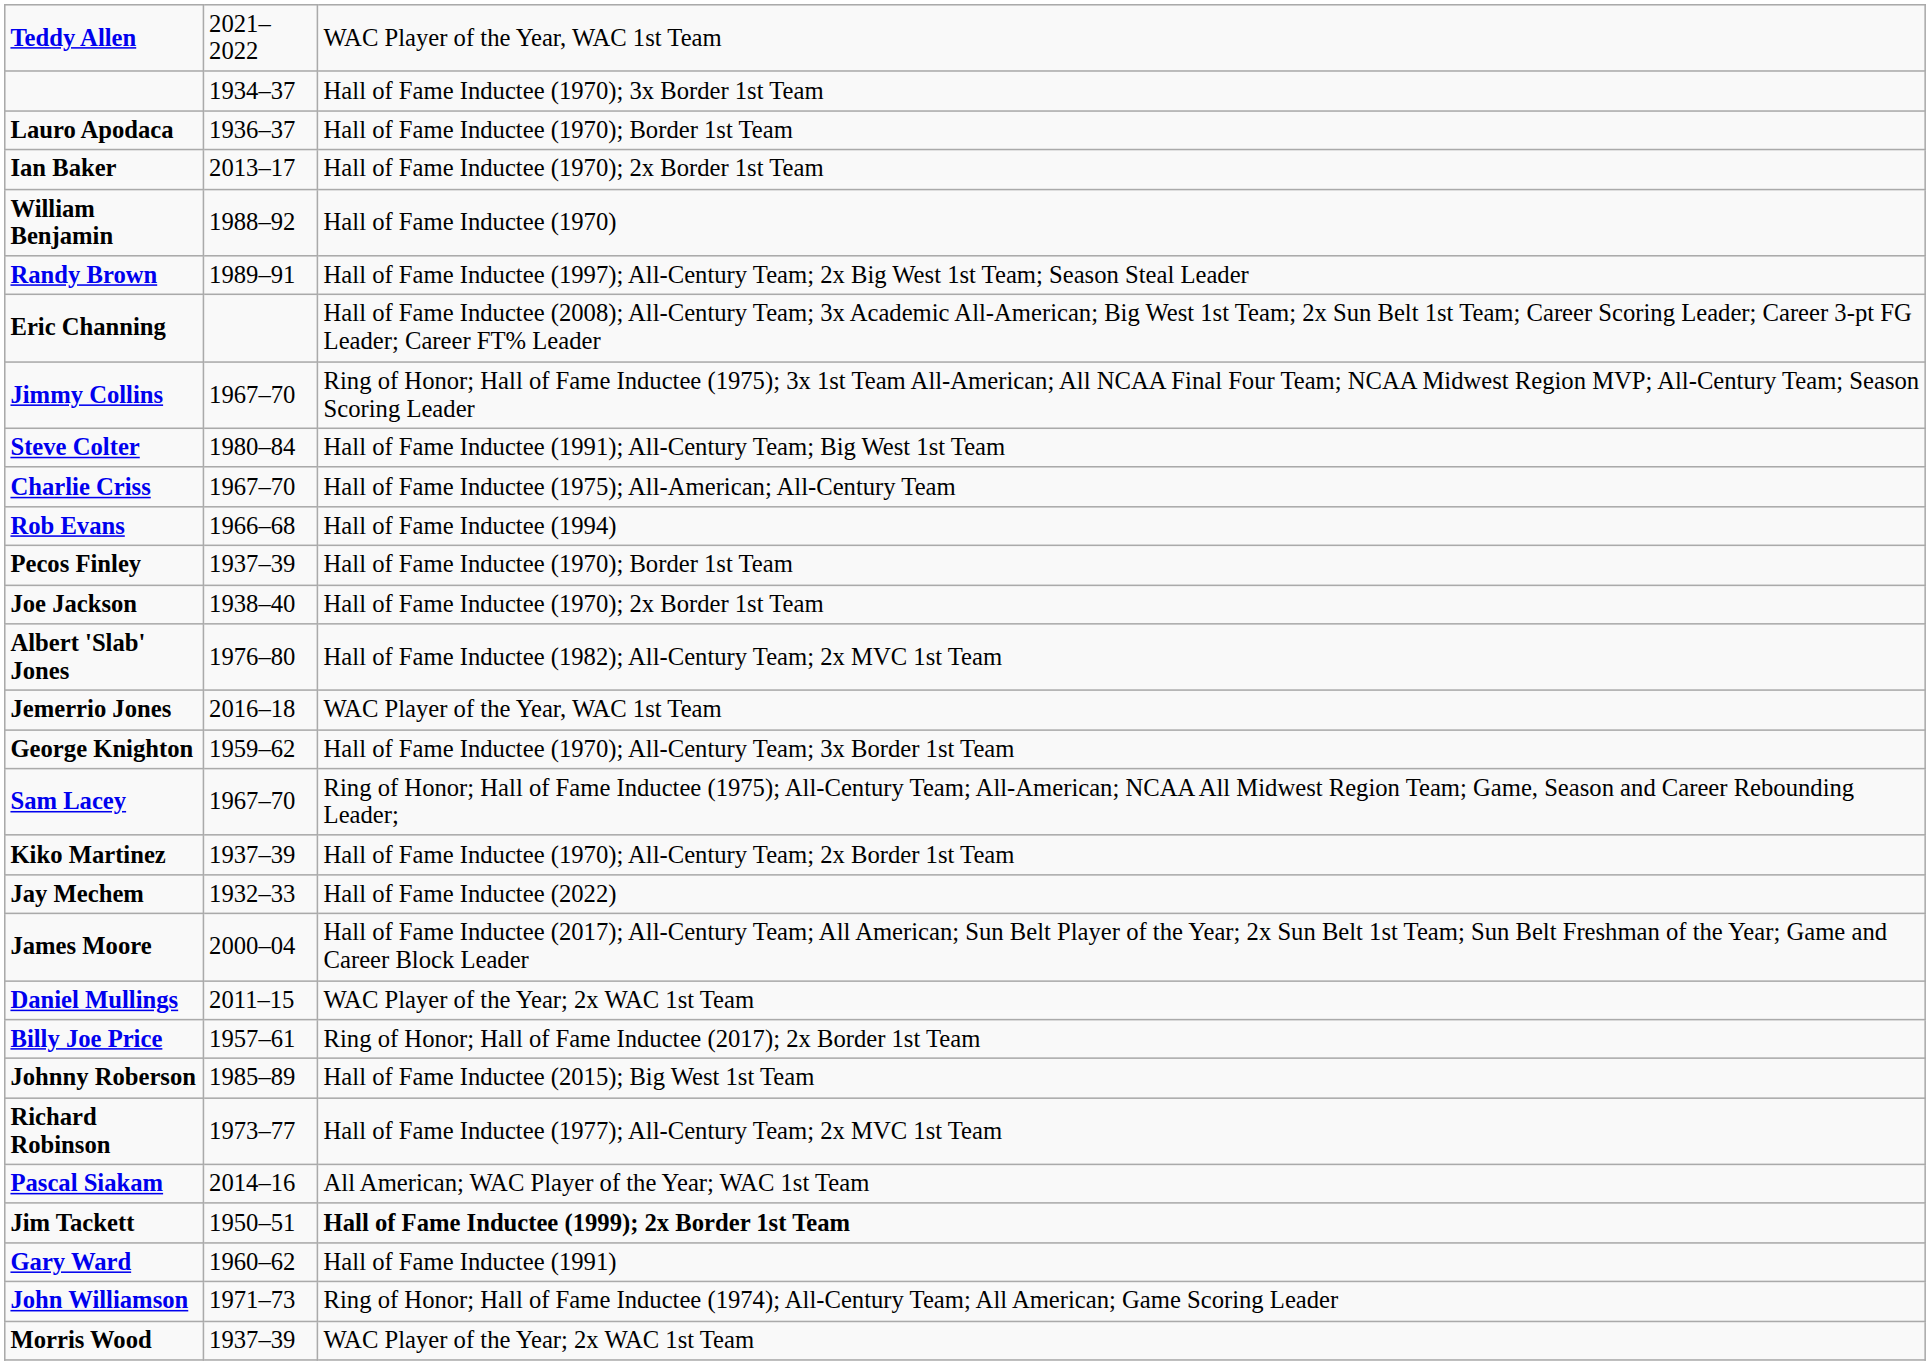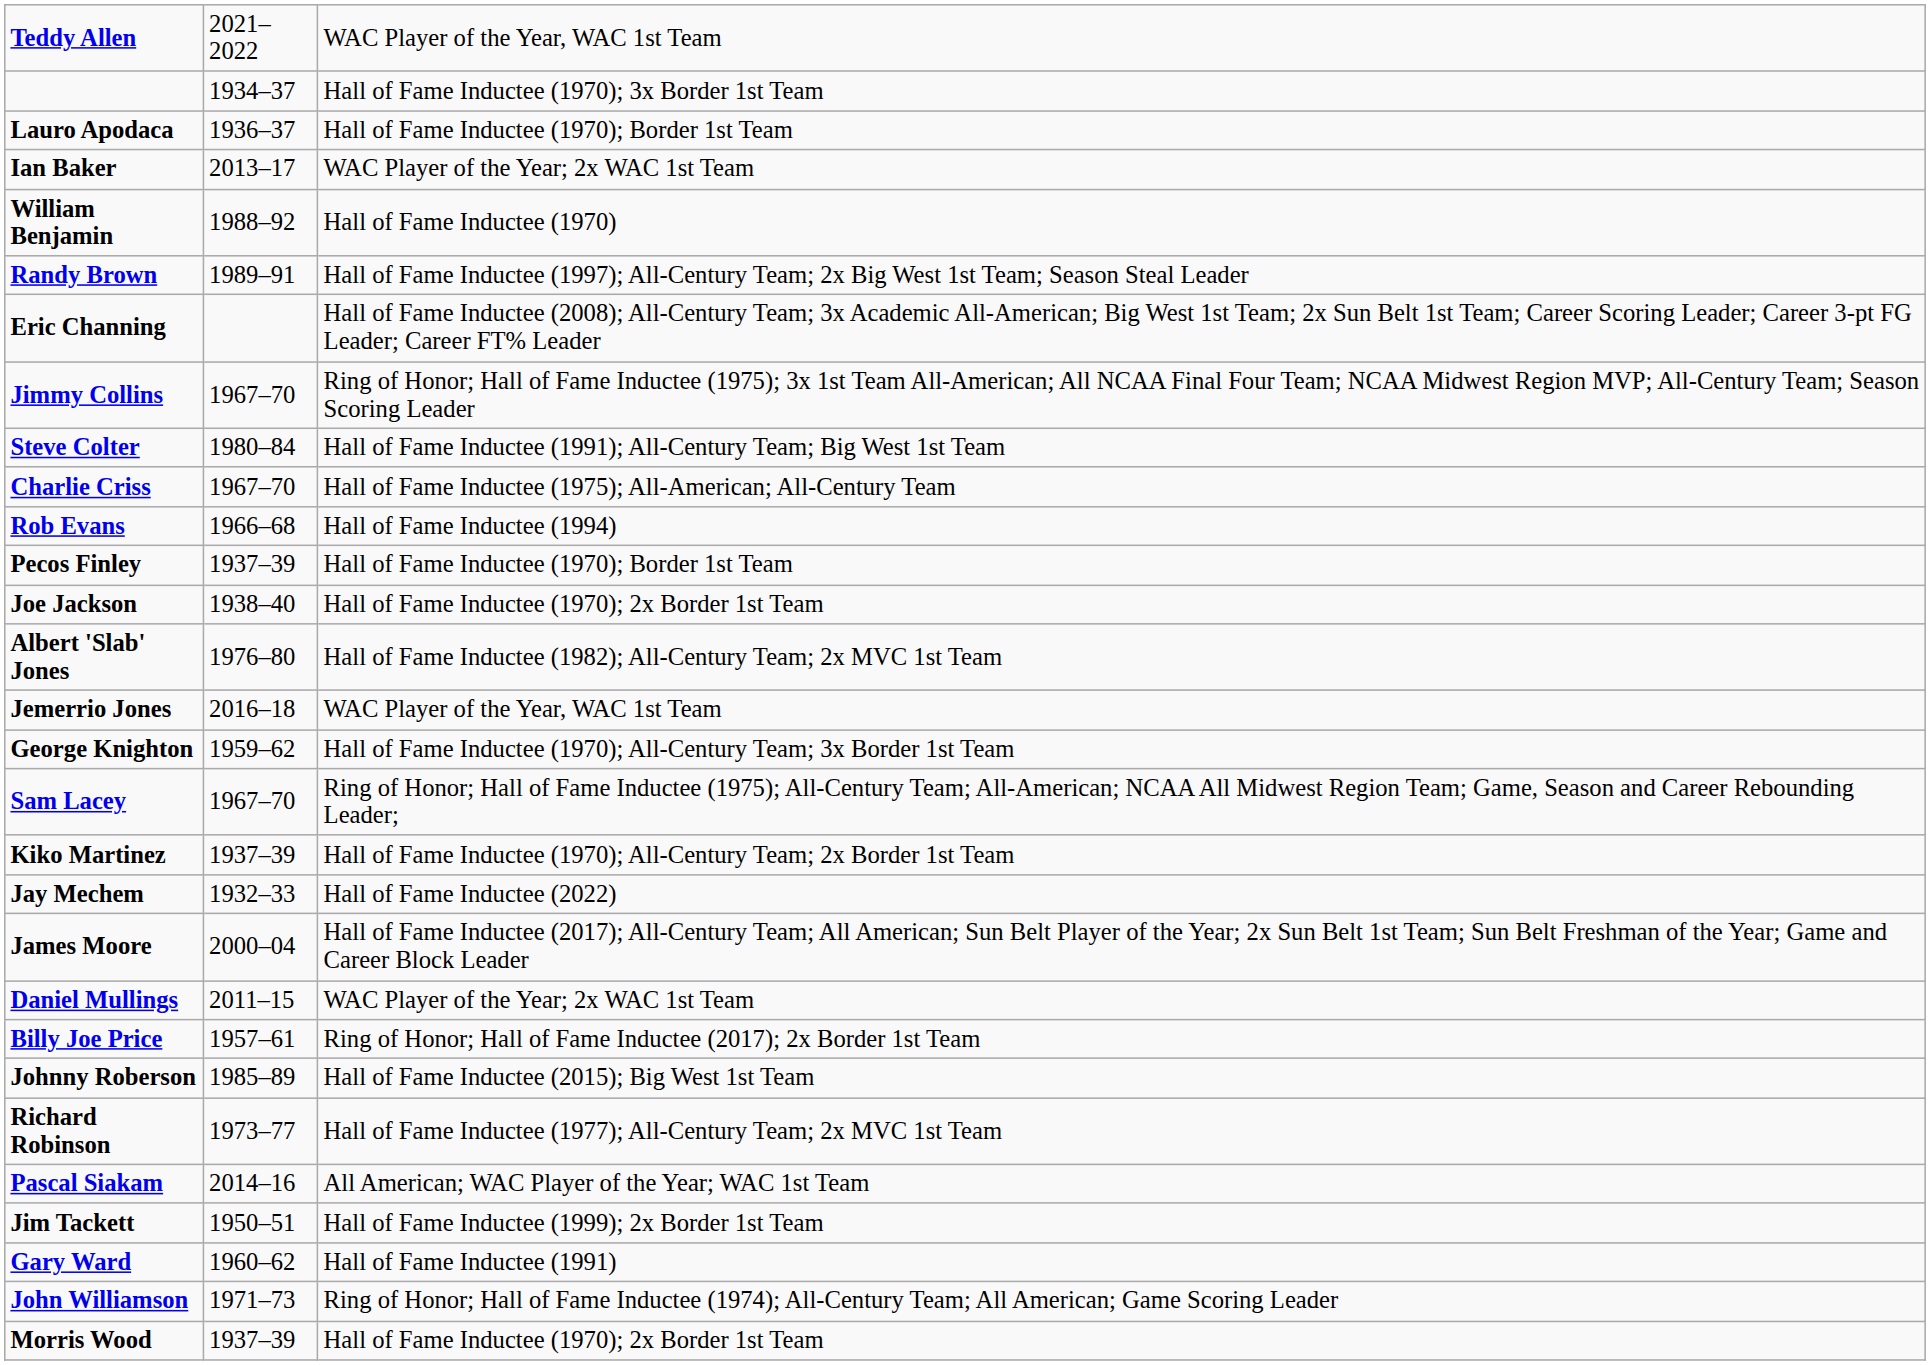(574, 168) Hall of Fame Inductee (1970); 2x Border 1st Team -> (539, 168) WAC Player of the Year; 2x WAC 1st Team
(587, 1222) bold -> (574, 1222) normal
(539, 1339) WAC Player of the Year; 2x WAC 1st Team -> (574, 1339) Hall of Fame Inductee (1970); 2x Border 1st Team
